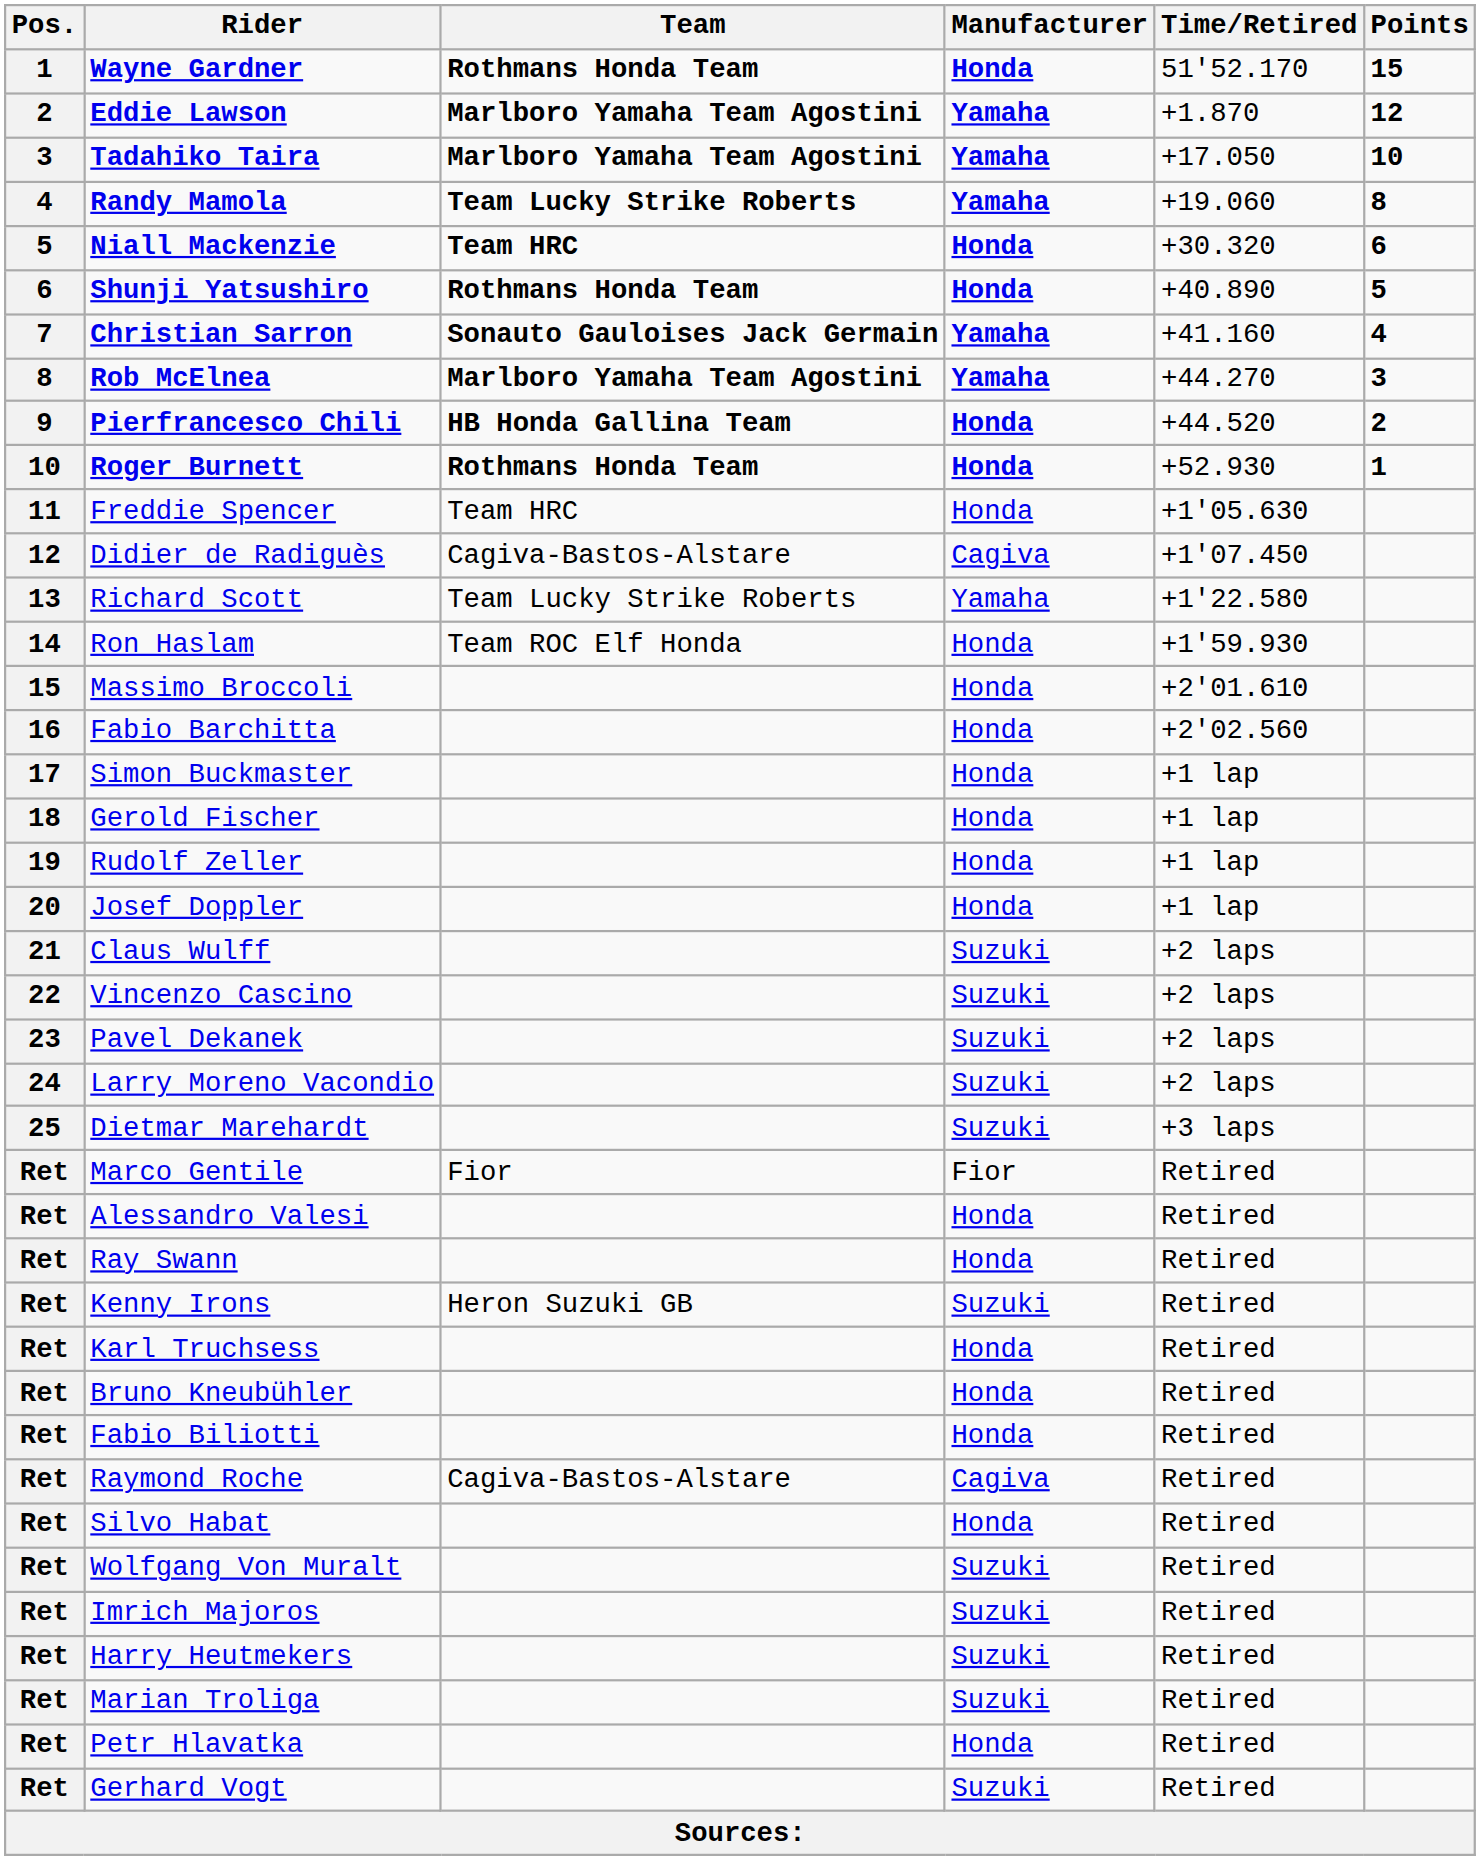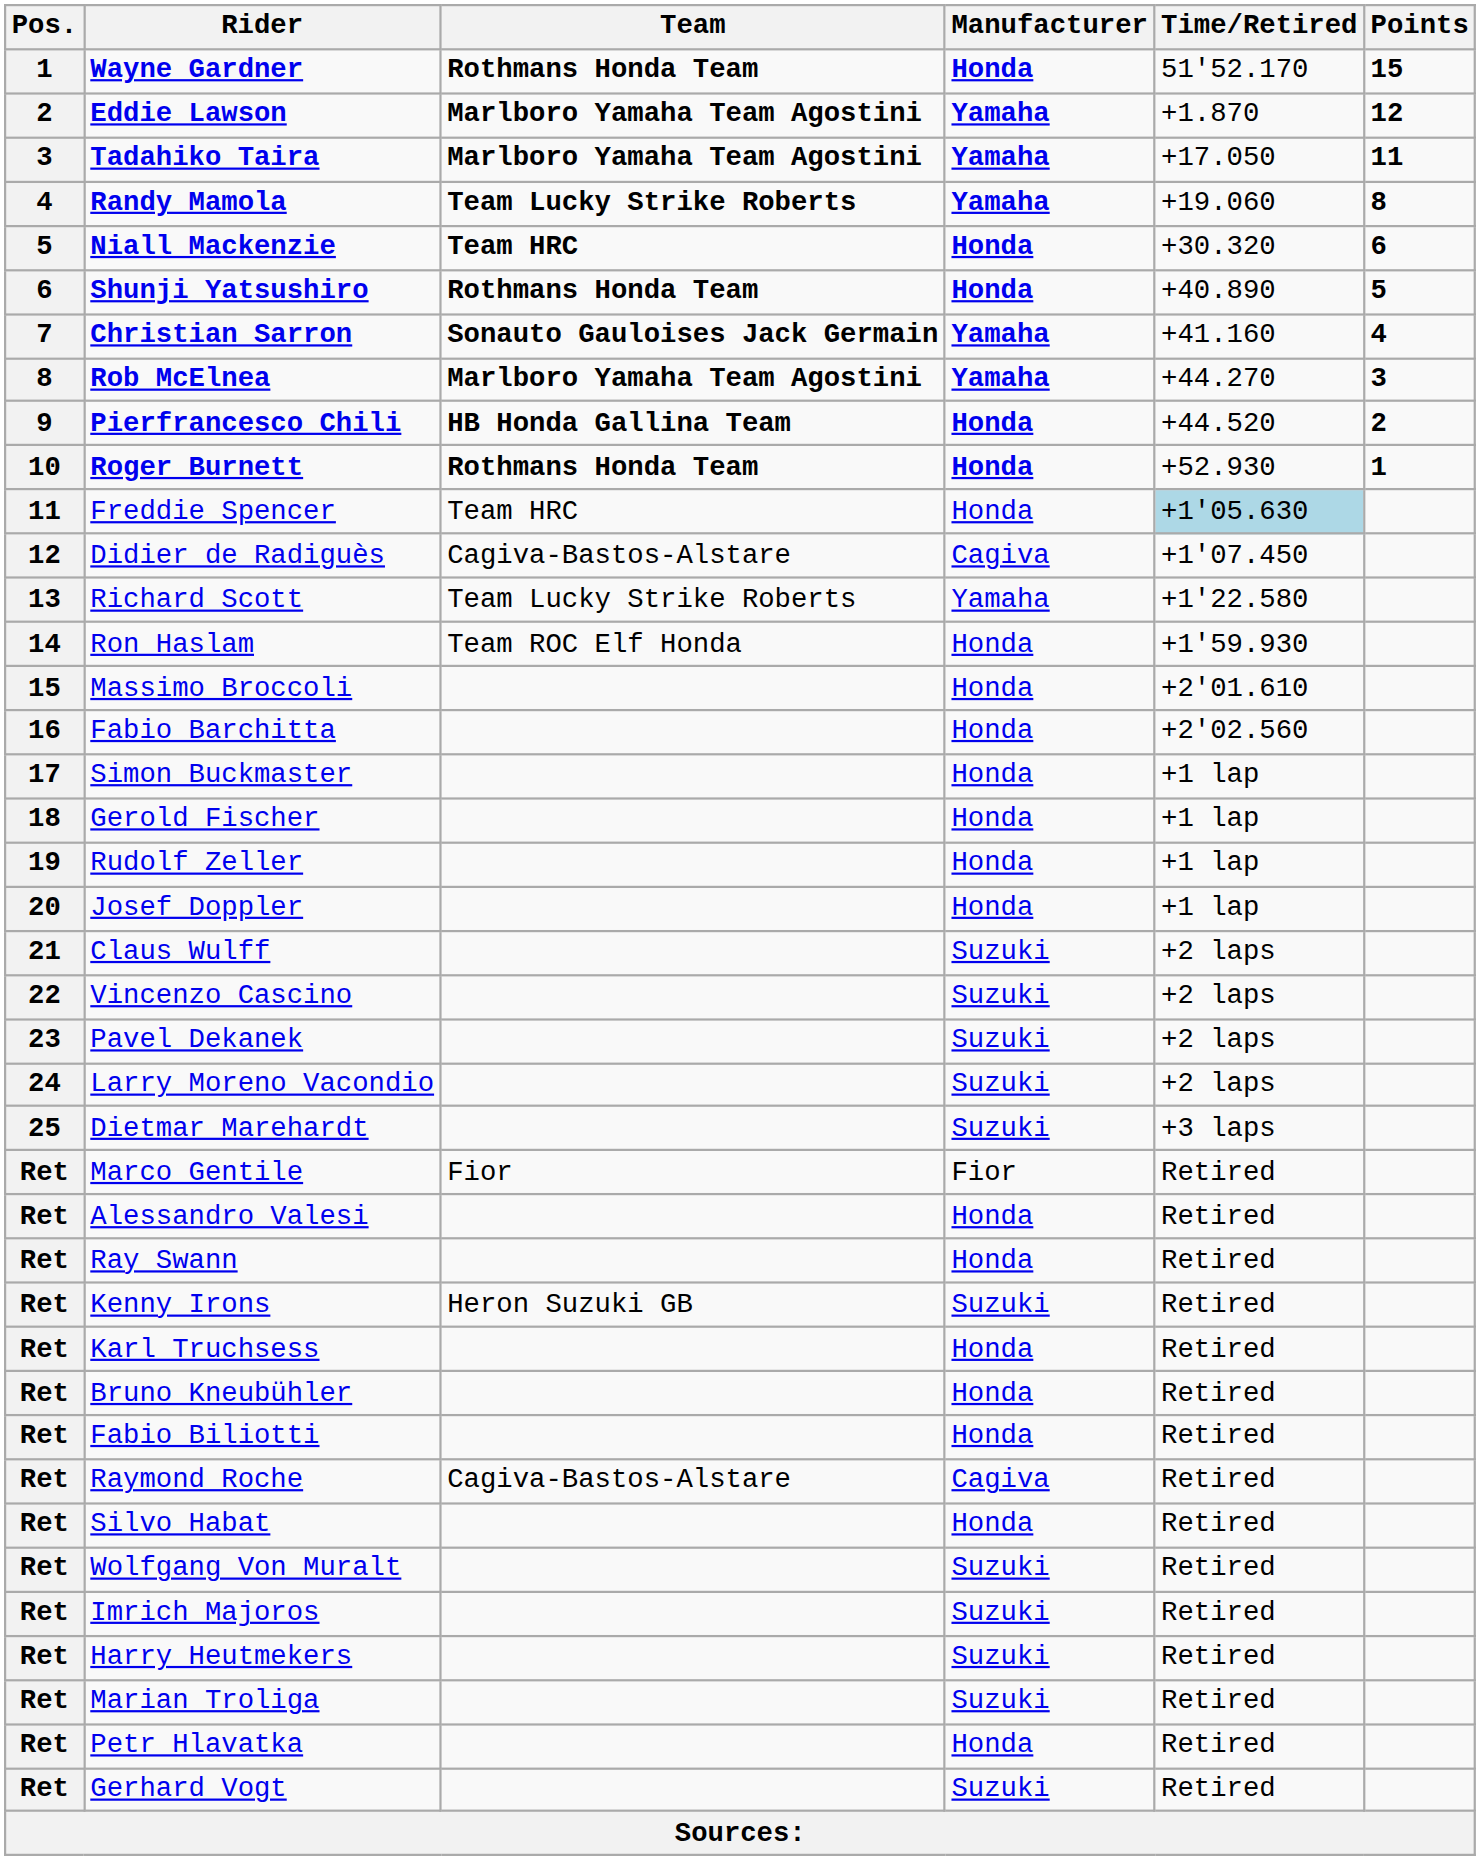(1387, 160) 10 -> (1387, 160) 11
(1235, 512) no background -> (1235, 512) lightblue background
